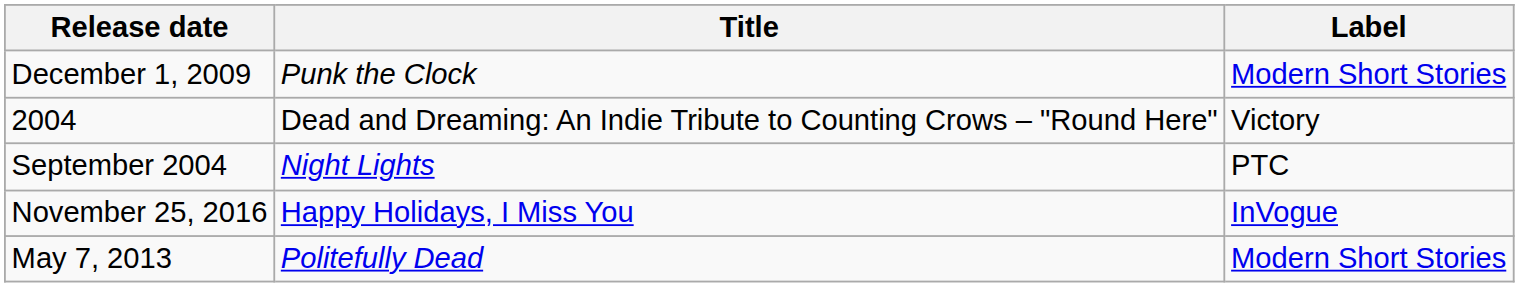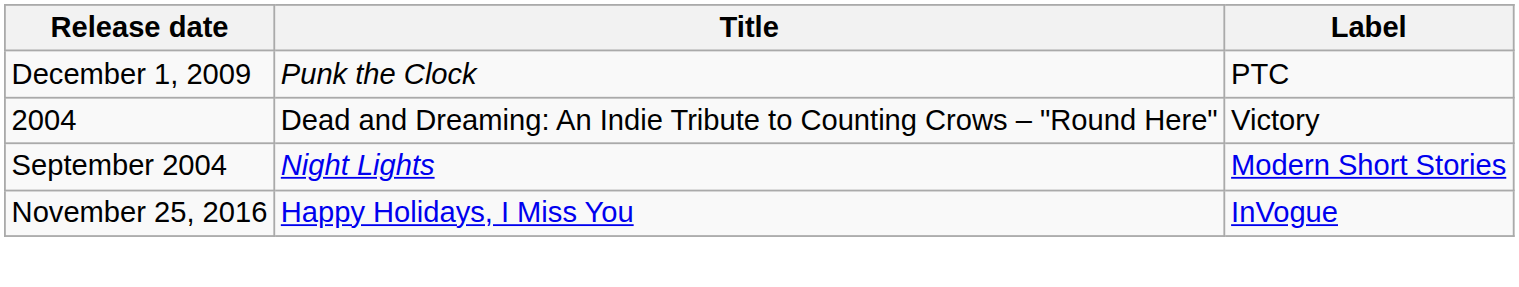(1369, 73) Modern Short Stories -> (1260, 73) PTC
(1260, 166) PTC -> (1369, 166) Modern Short Stories
- row: (92, 258)
